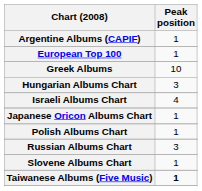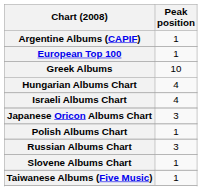(176, 85) 3 -> (176, 85) 4
(176, 116) 1 -> (176, 116) 3
(176, 178) bold -> (176, 178) normal
